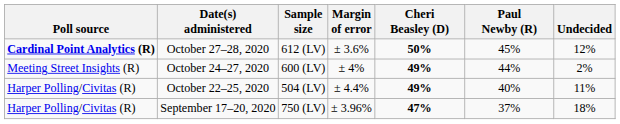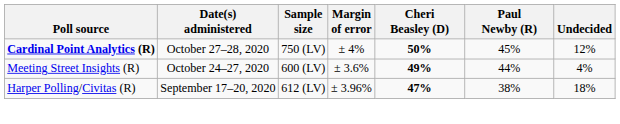(303, 49) 612 (LV) -> (303, 49) 750 (LV)
(352, 49) ± 3.6% -> (351, 49) ± 4%
(351, 69) ± 4% -> (352, 69) ± 3.6%
(584, 69) 2% -> (584, 69) 4%
- row: (218, 88)
(303, 108) 750 (LV) -> (303, 88) 612 (LV)
(509, 108) 37% -> (509, 88) 38%
